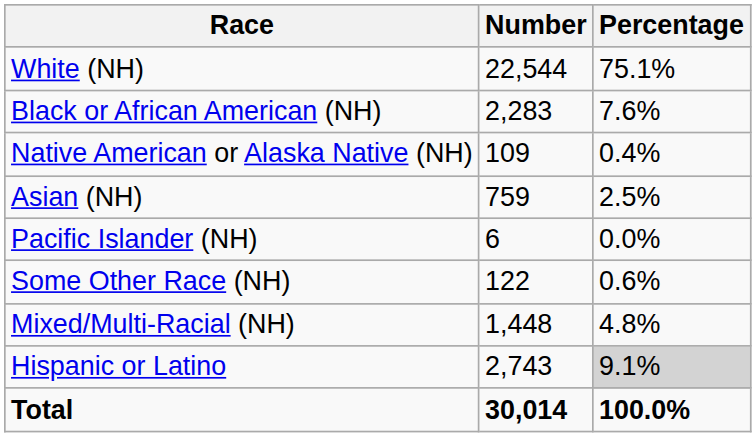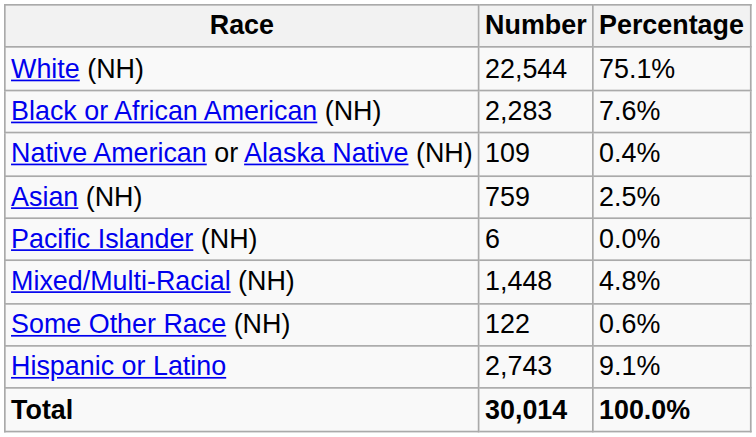rows swapped: (151, 281) <-> (153, 324)
(630, 366) lightgrey background -> (630, 366) no background
